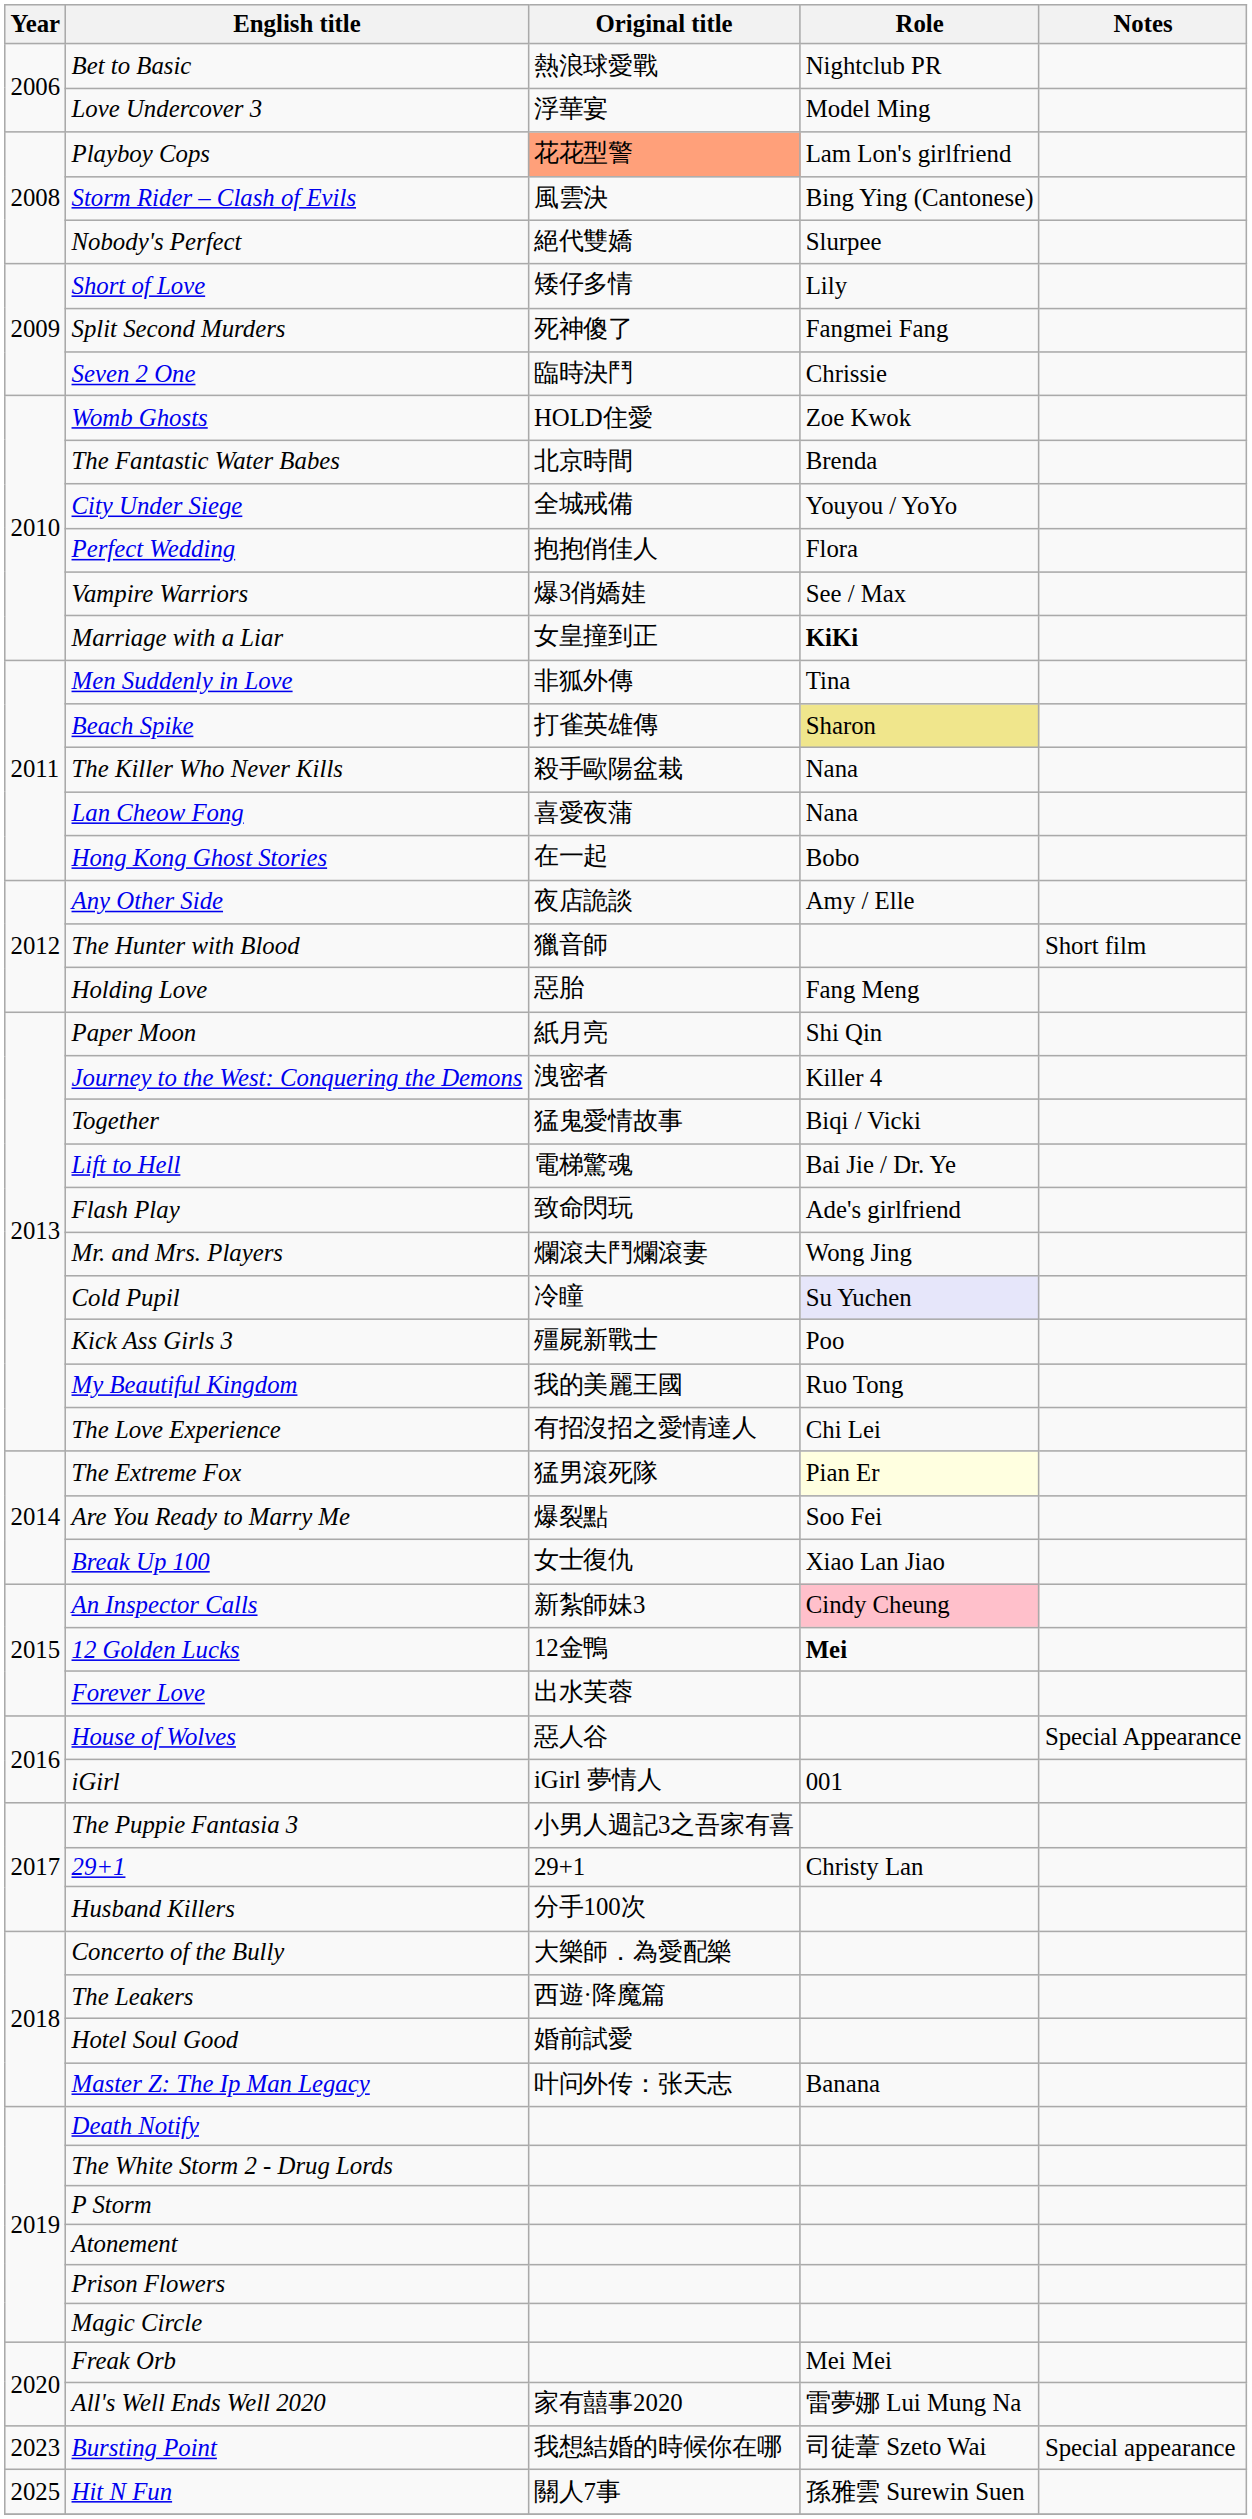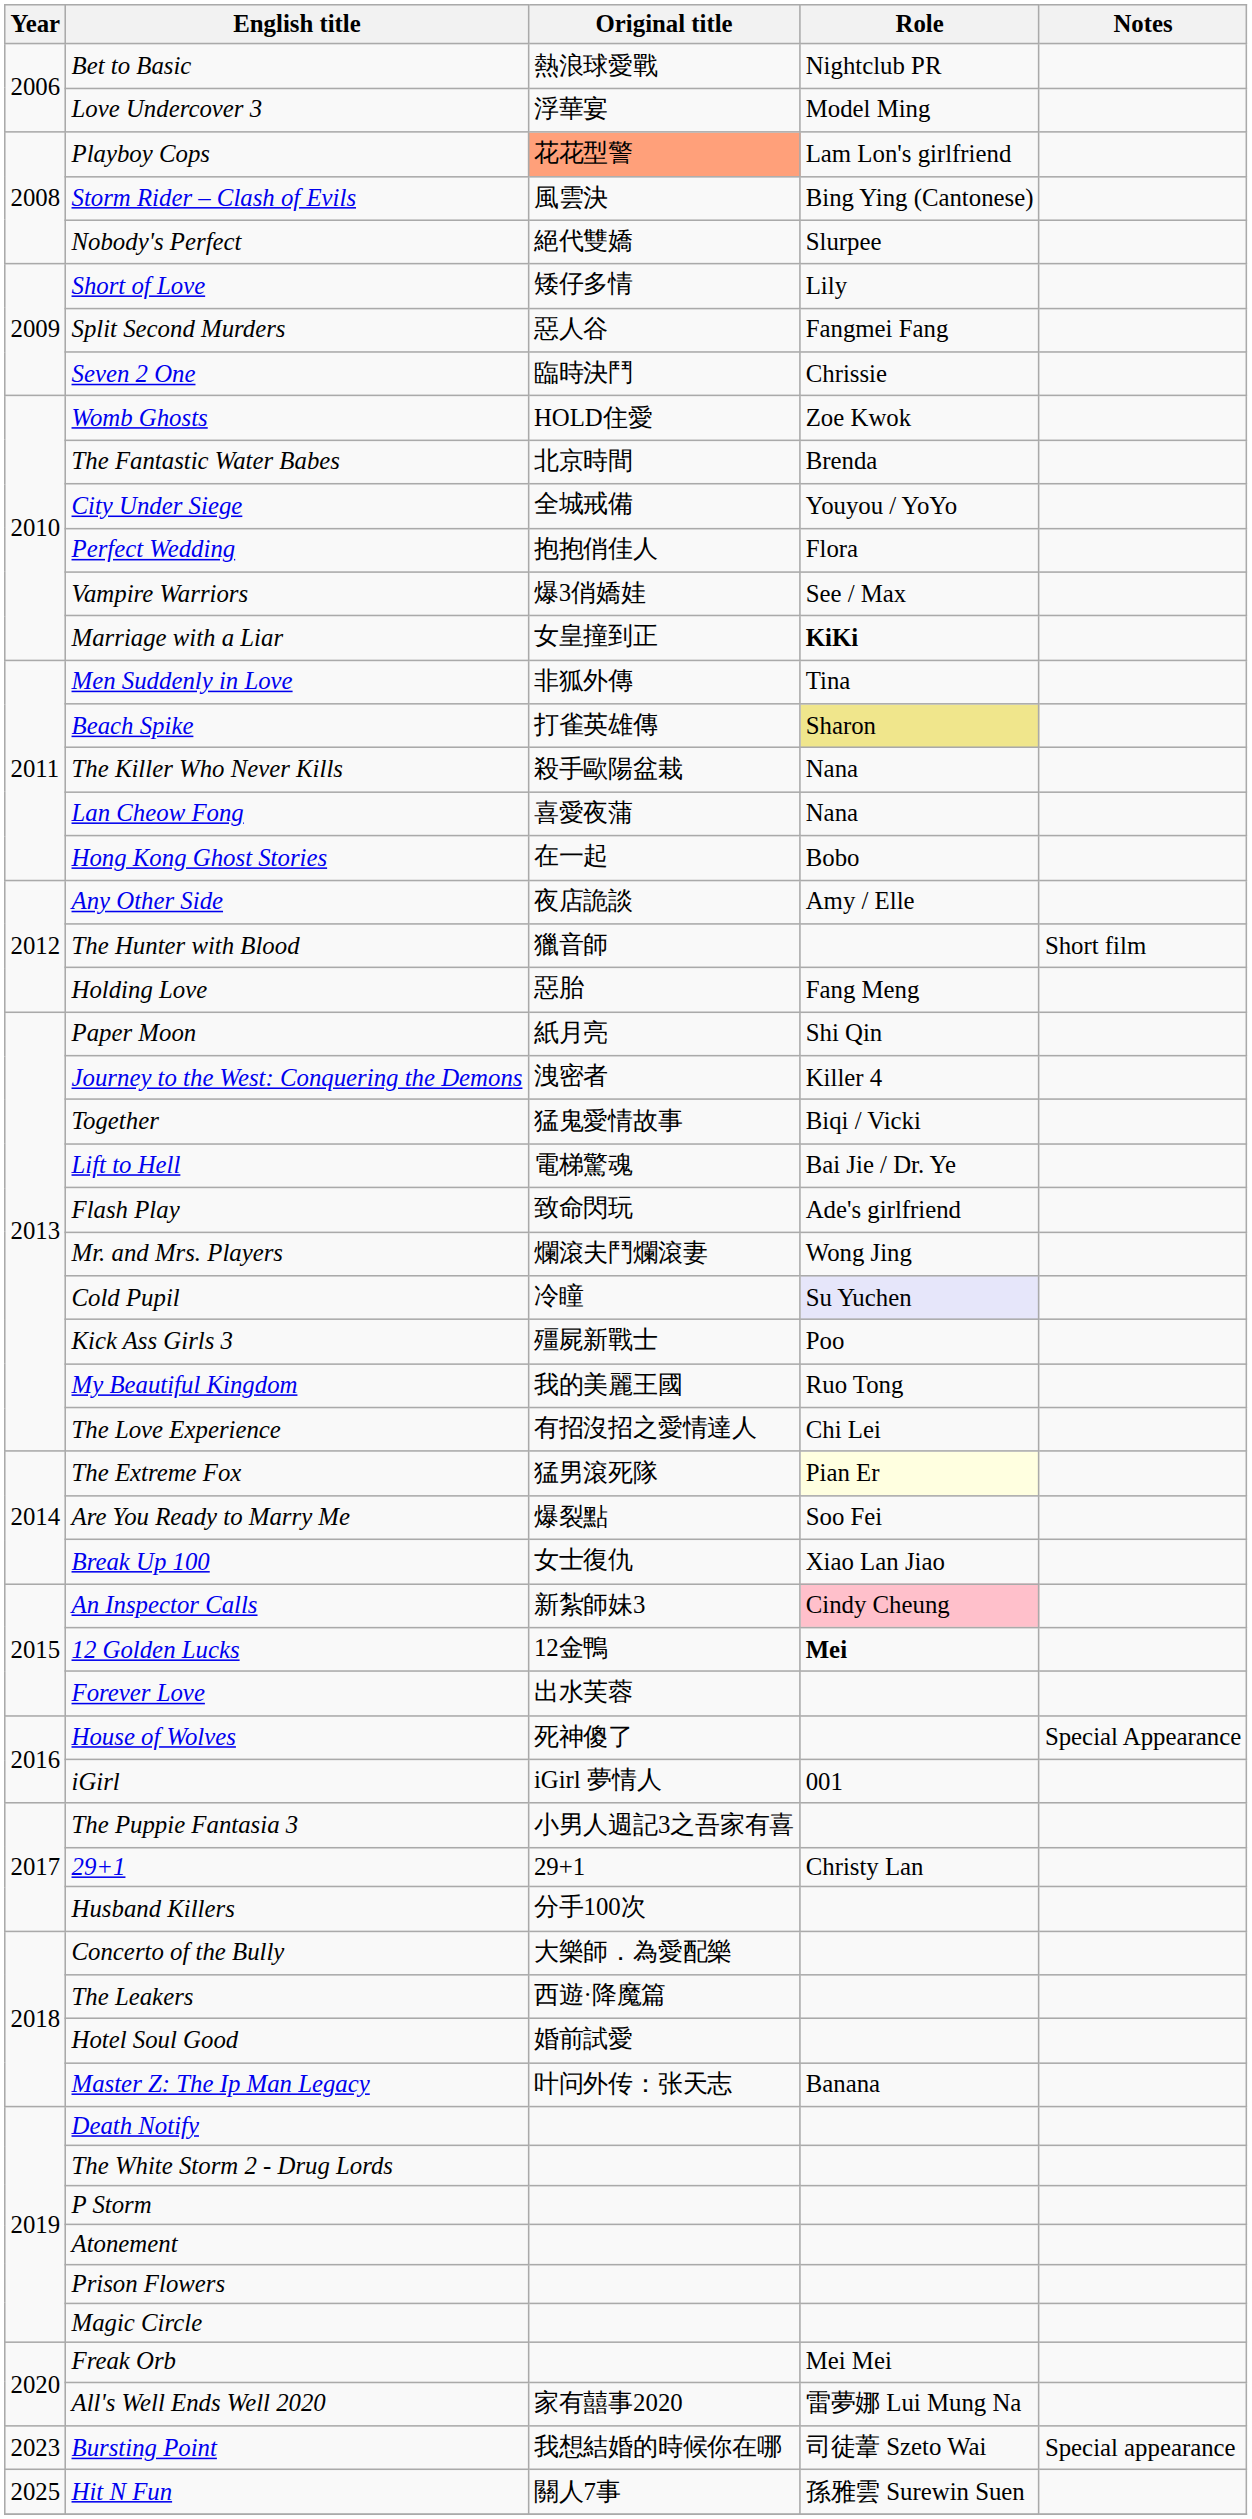(583, 328) 死神傻了 -> (571, 328) 惡人谷
(571, 1736) 惡人谷 -> (583, 1736) 死神傻了
